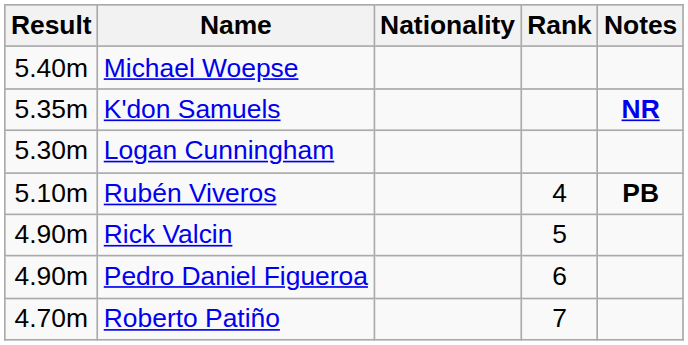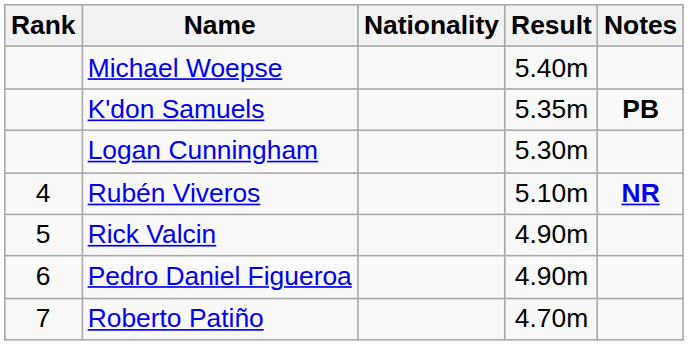columns swapped: (560, 25) <-> (51, 25)
(641, 109) NR -> (641, 109) PB
(641, 192) PB -> (641, 192) NR
